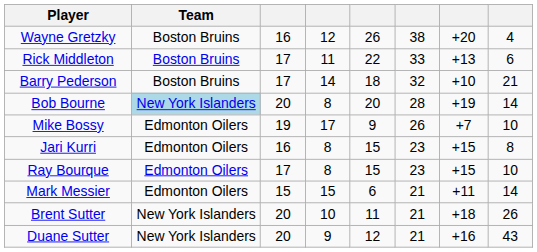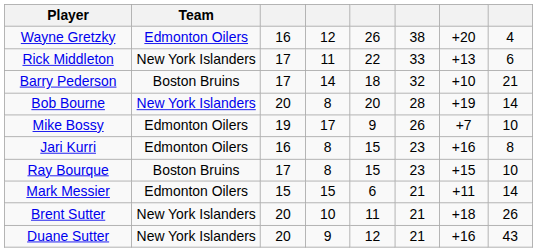(196, 37) Boston Bruins -> (196, 37) Edmonton Oilers
(196, 59) Boston Bruins -> (196, 59) New York Islanders
(196, 103) lightblue background -> (196, 103) no background
(464, 147) +15 -> (464, 147) +16
(196, 170) Edmonton Oilers -> (196, 170) Boston Bruins
